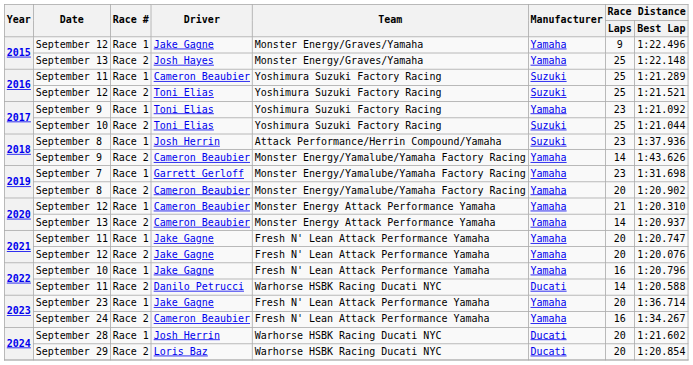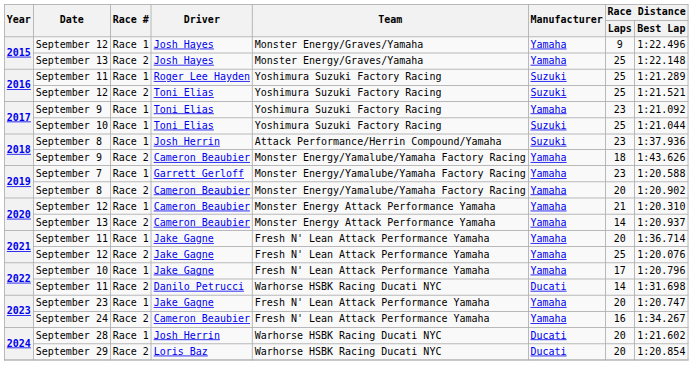(184, 45) Jake Gagne -> (184, 45) Josh Hayes
(202, 77) Cameron Beaubier -> (202, 77) Roger Lee Hayden
(131, 126) Race 2 -> (131, 126) Race 1
(620, 158) 14 -> (620, 158) 18
(661, 174) 1:31.698 -> (661, 174) 1:20.588
(661, 239) 1:20.747 -> (661, 239) 1:36.714
(620, 255) 20 -> (620, 255) 25
(620, 271) 16 -> (620, 271) 17
(661, 287) 1:20.588 -> (661, 287) 1:31.698
(661, 304) 1:36.714 -> (661, 304) 1:20.747
